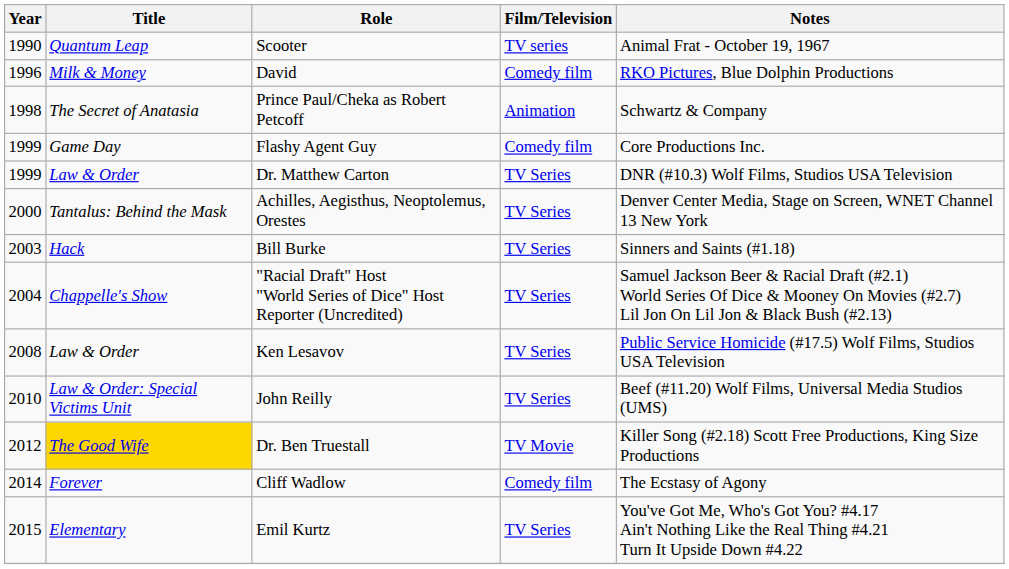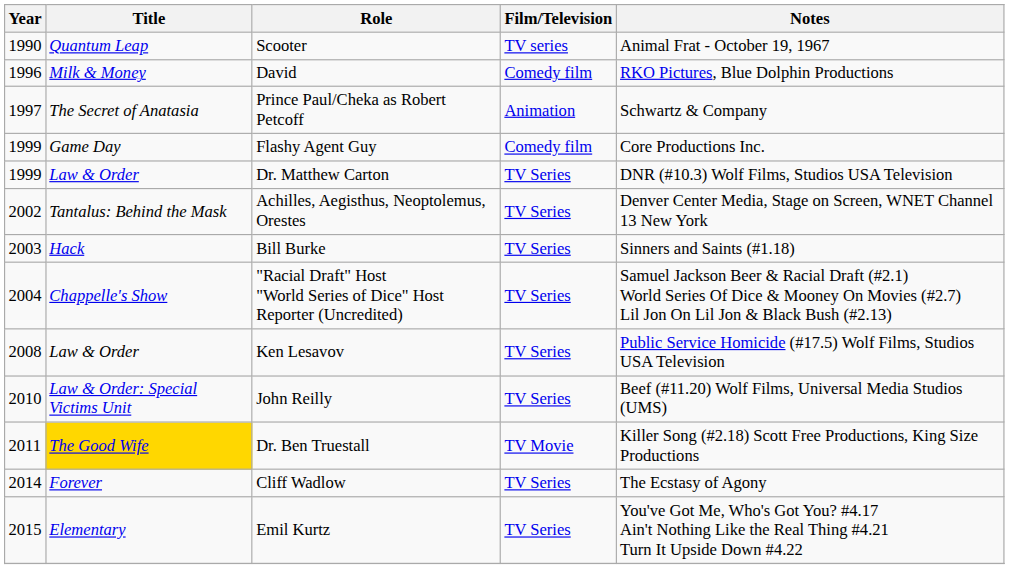(25, 110) 1998 -> (25, 110) 1997
(25, 211) 2000 -> (25, 211) 2002
(25, 446) 2012 -> (25, 446) 2011
(548, 483) Comedy film -> (538, 483) TV Series
